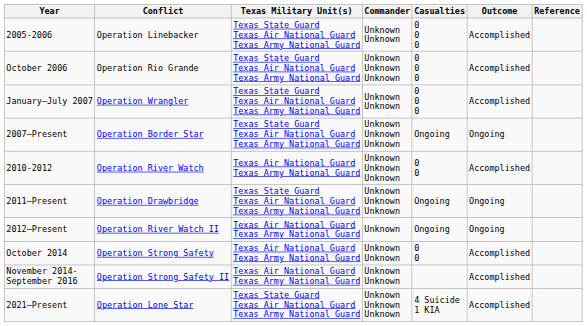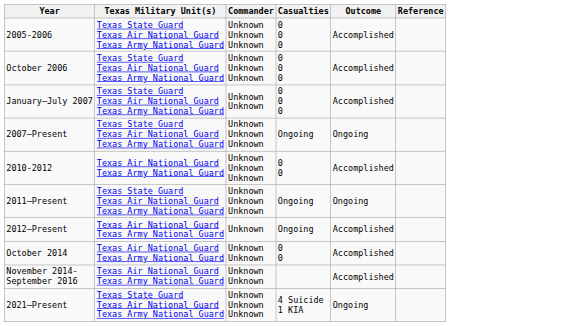- column: (163, 11)
(382, 35) Unknown Unknown -> (246, 35) Unknown Unknown Unknown
(487, 229) Ongoing -> (363, 229) Accomplished
(500, 305) Accomplished -> (351, 305) Ongoing
